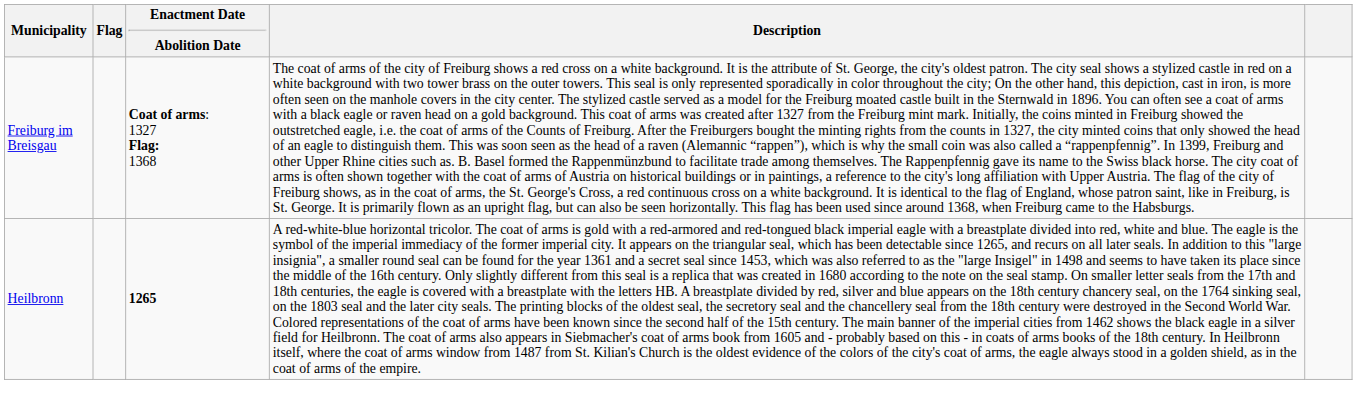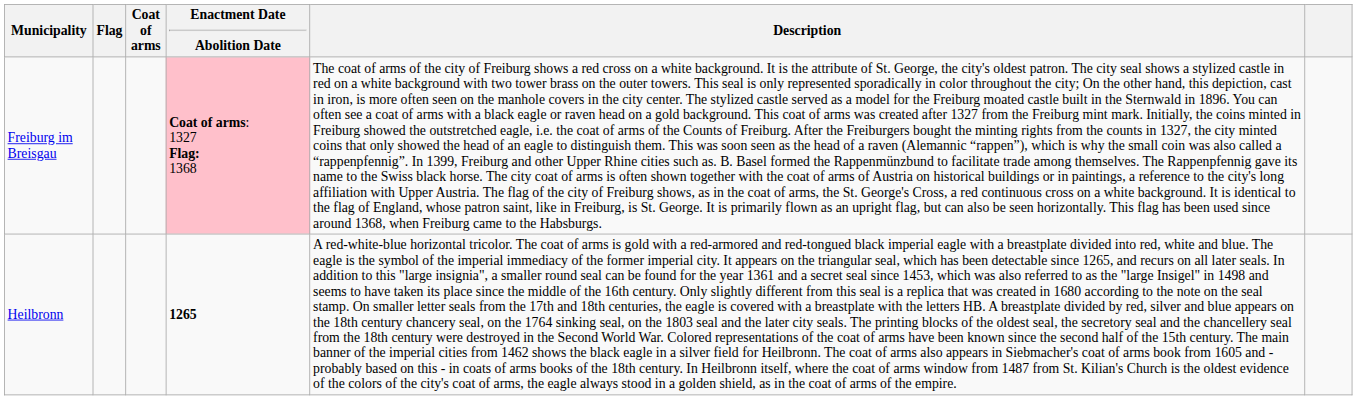+ column: (146, 30)
(169, 137) no background -> (209, 145) pink background
